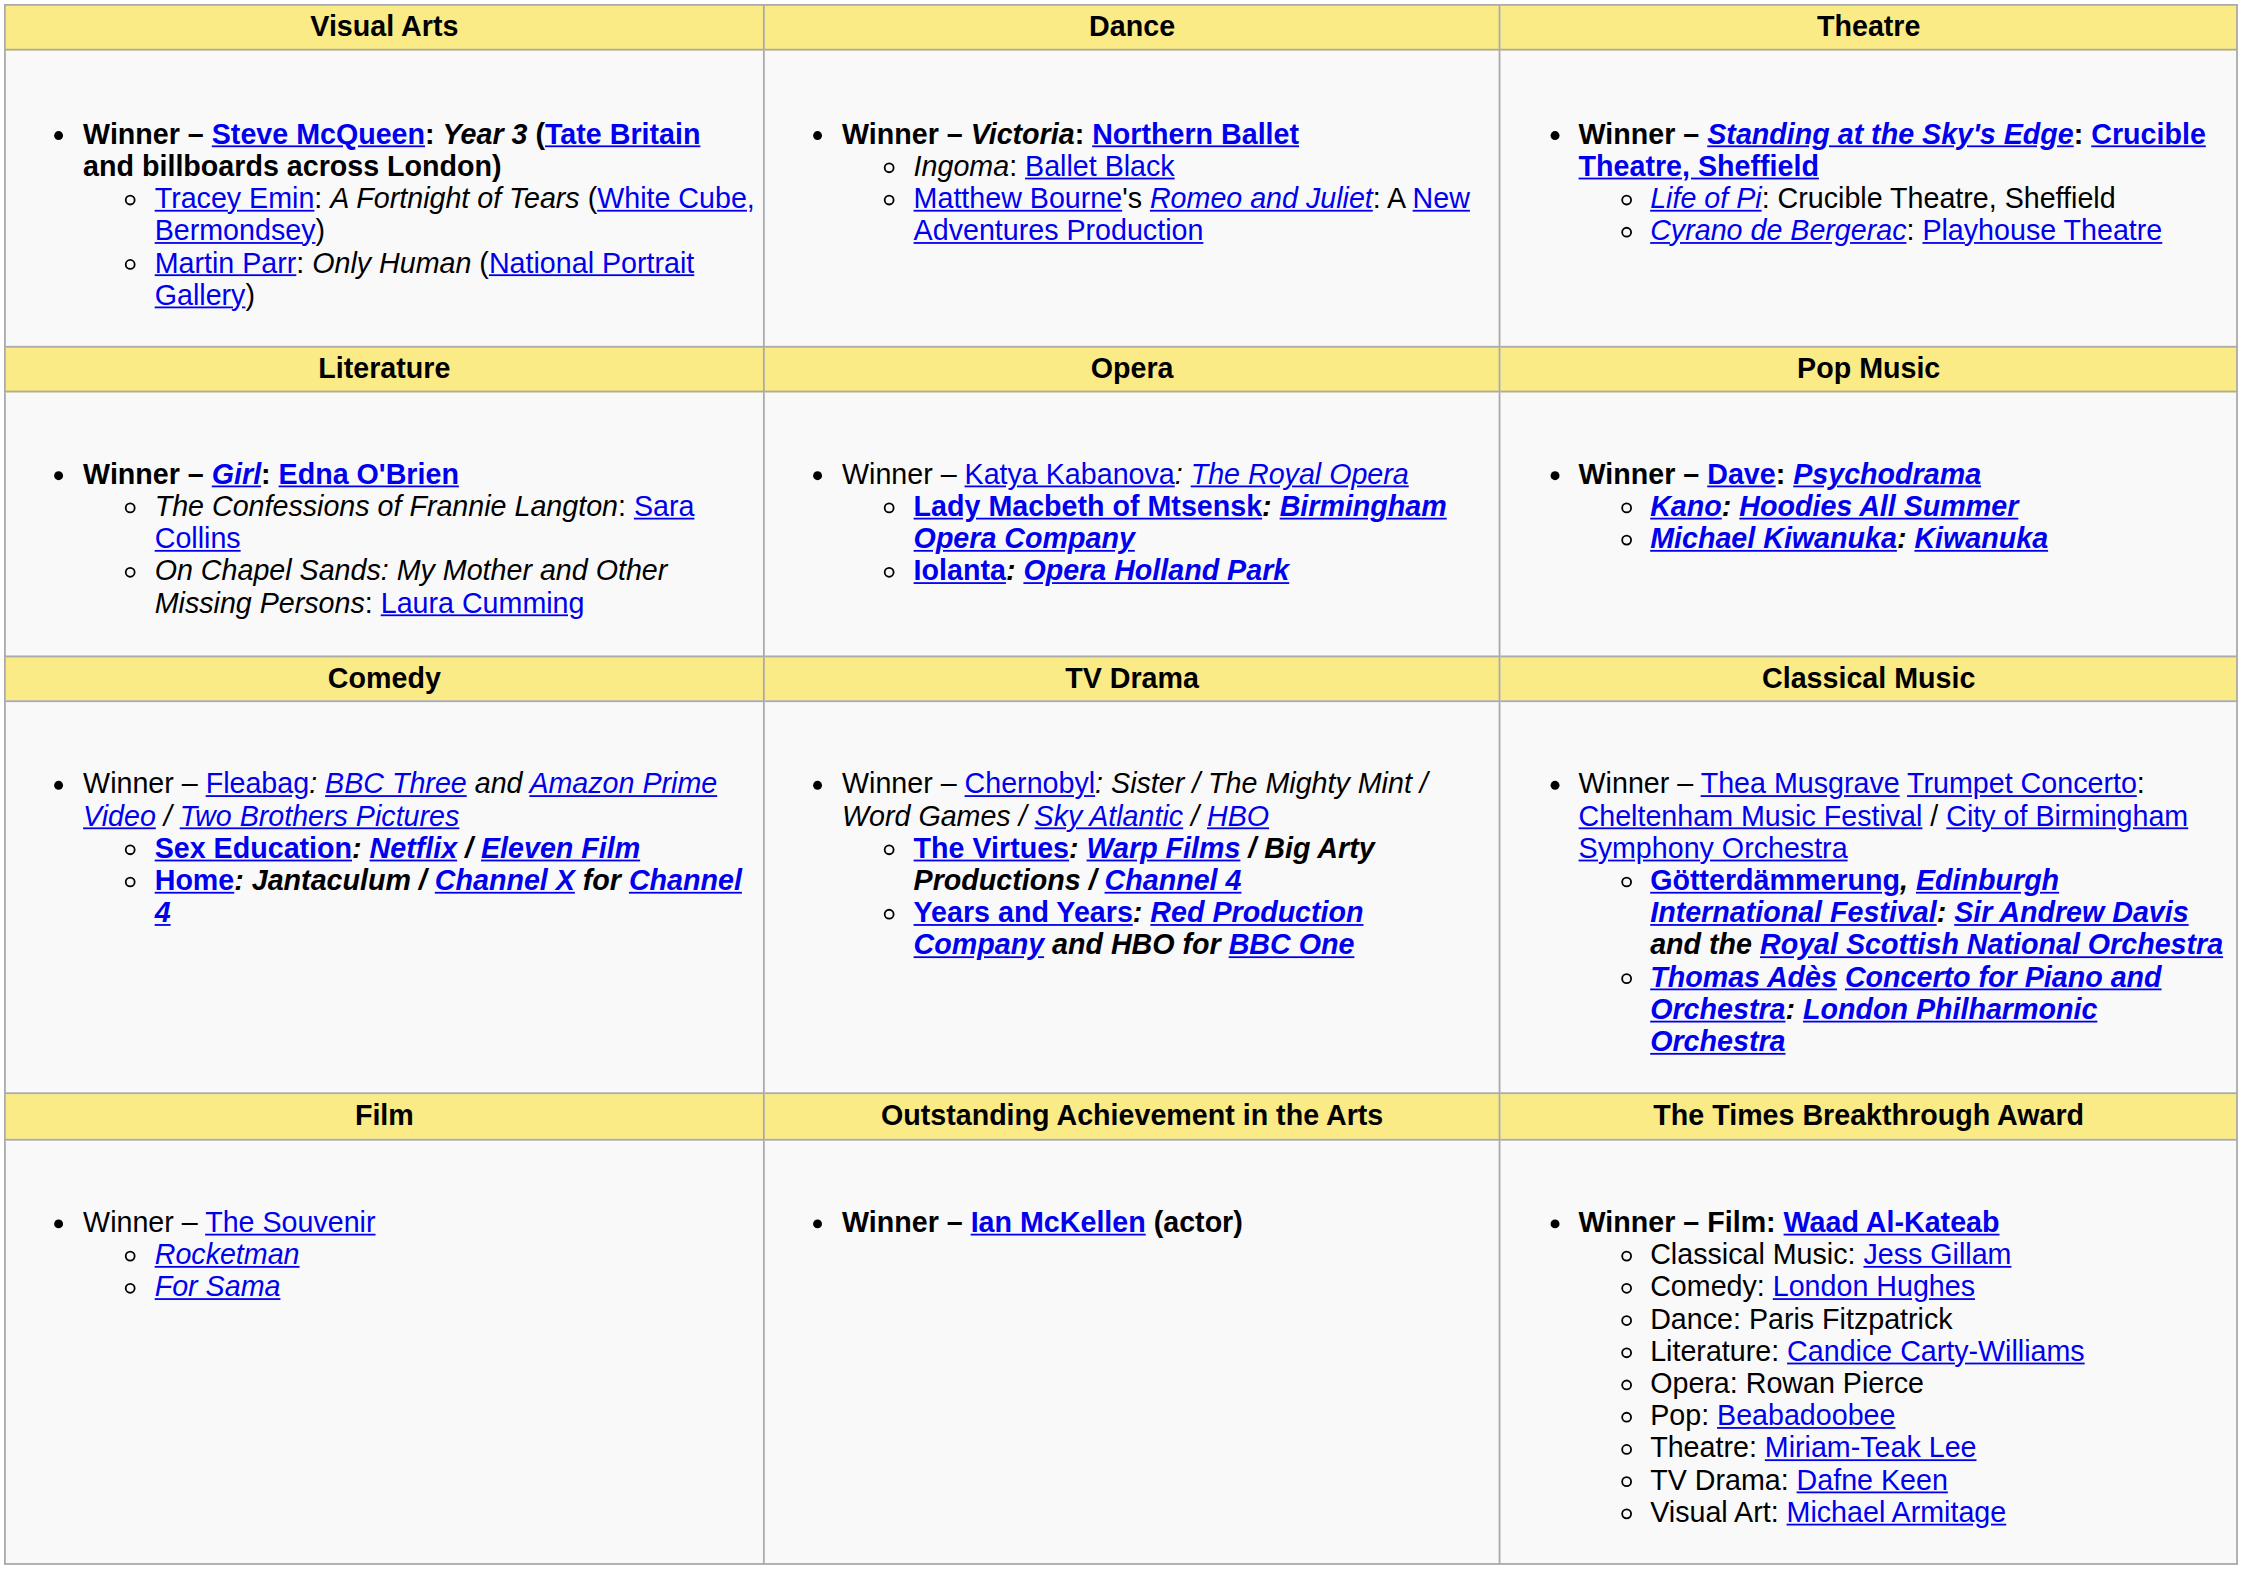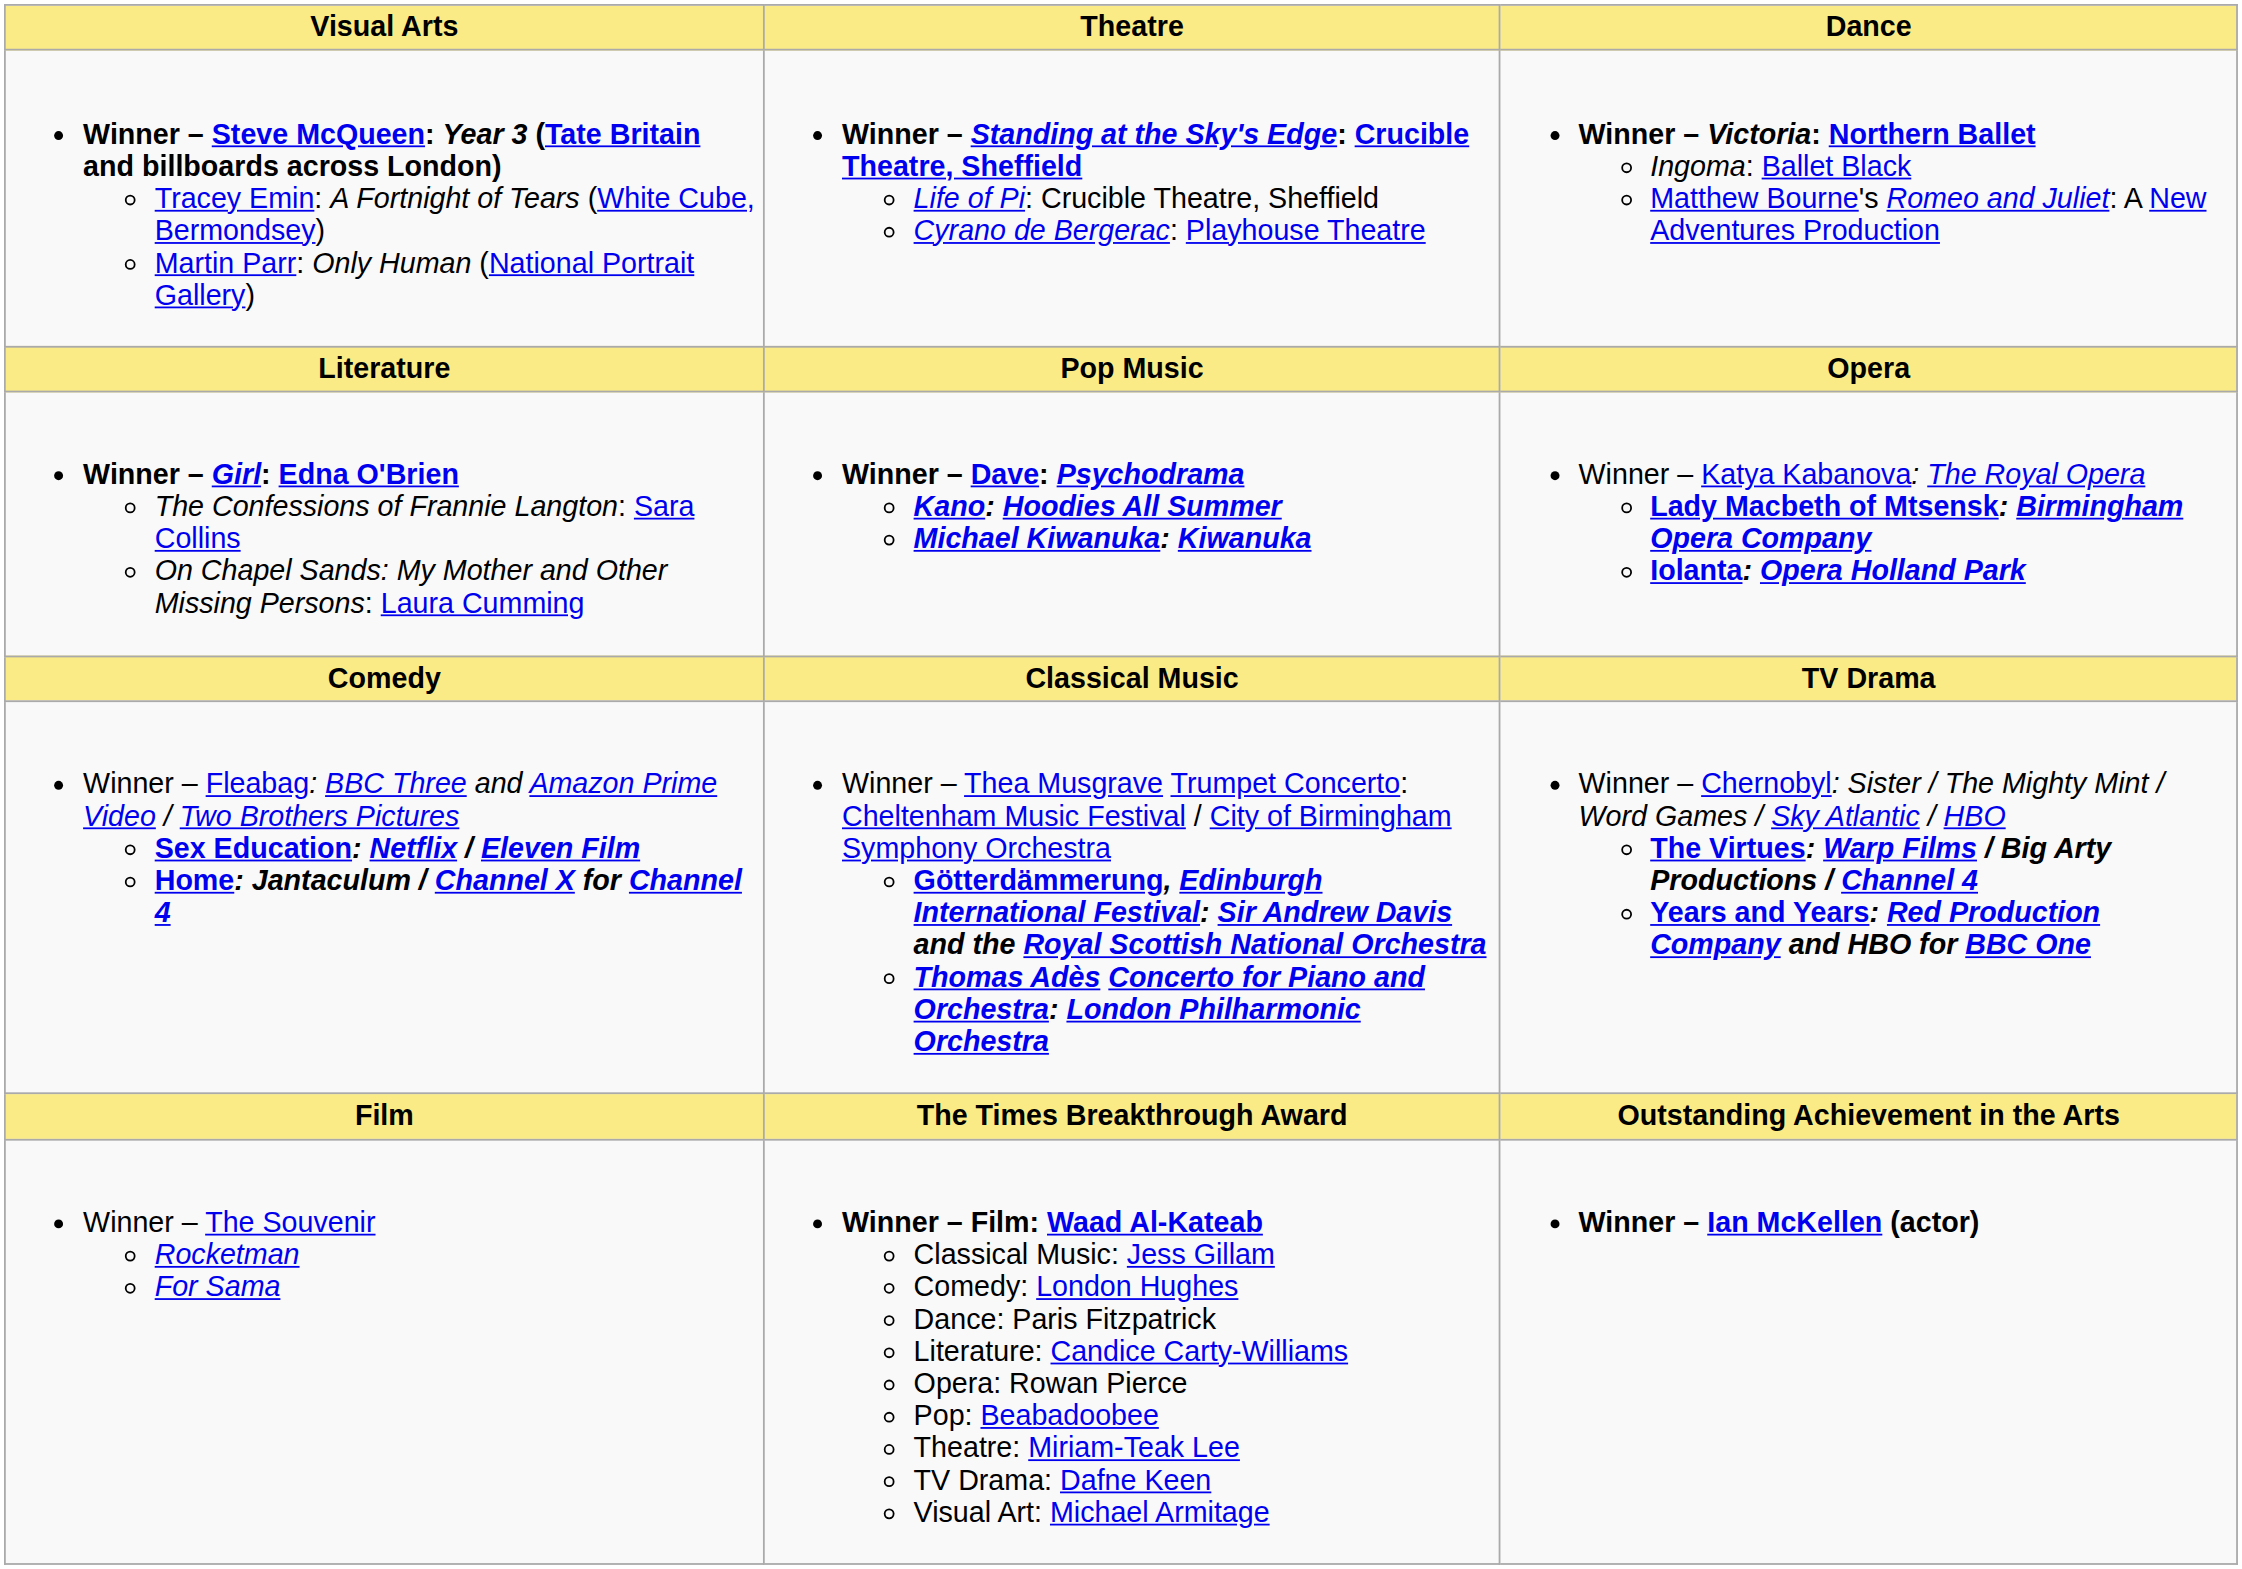columns swapped: (1869, 27) <-> (1132, 27)
